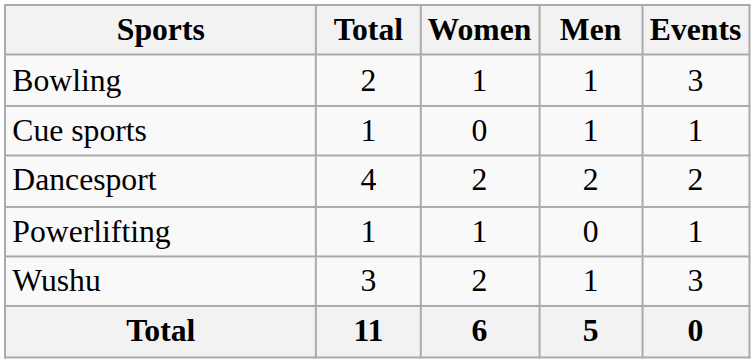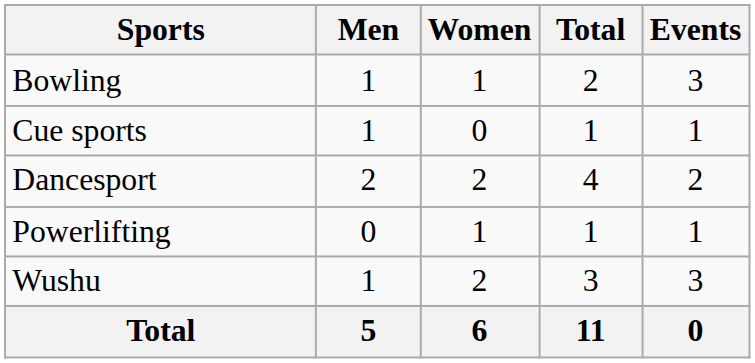columns swapped: (591, 29) <-> (368, 29)
